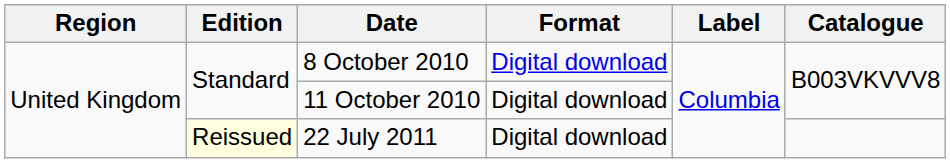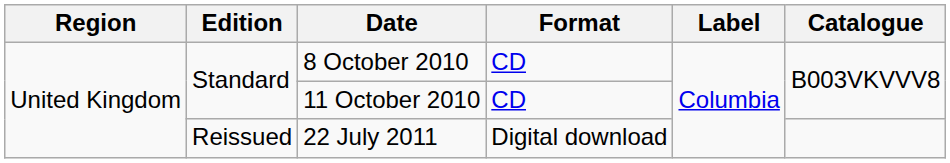(579, 61) Digital download -> (509, 61) CD
(579, 99) Digital download -> (509, 99) CD
(242, 137) lightyellow background -> (242, 137) no background
